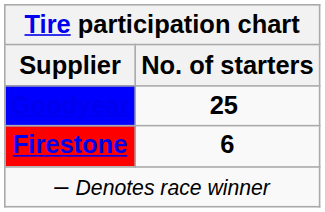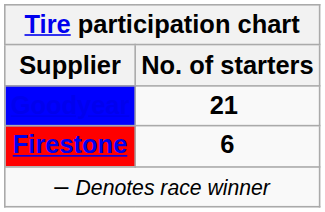(227, 105) 25 -> (227, 105) 21
